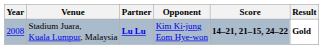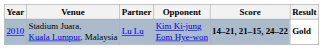(15, 32) 2008 -> (15, 32) 2010
(134, 32) bold -> (133, 32) normal
